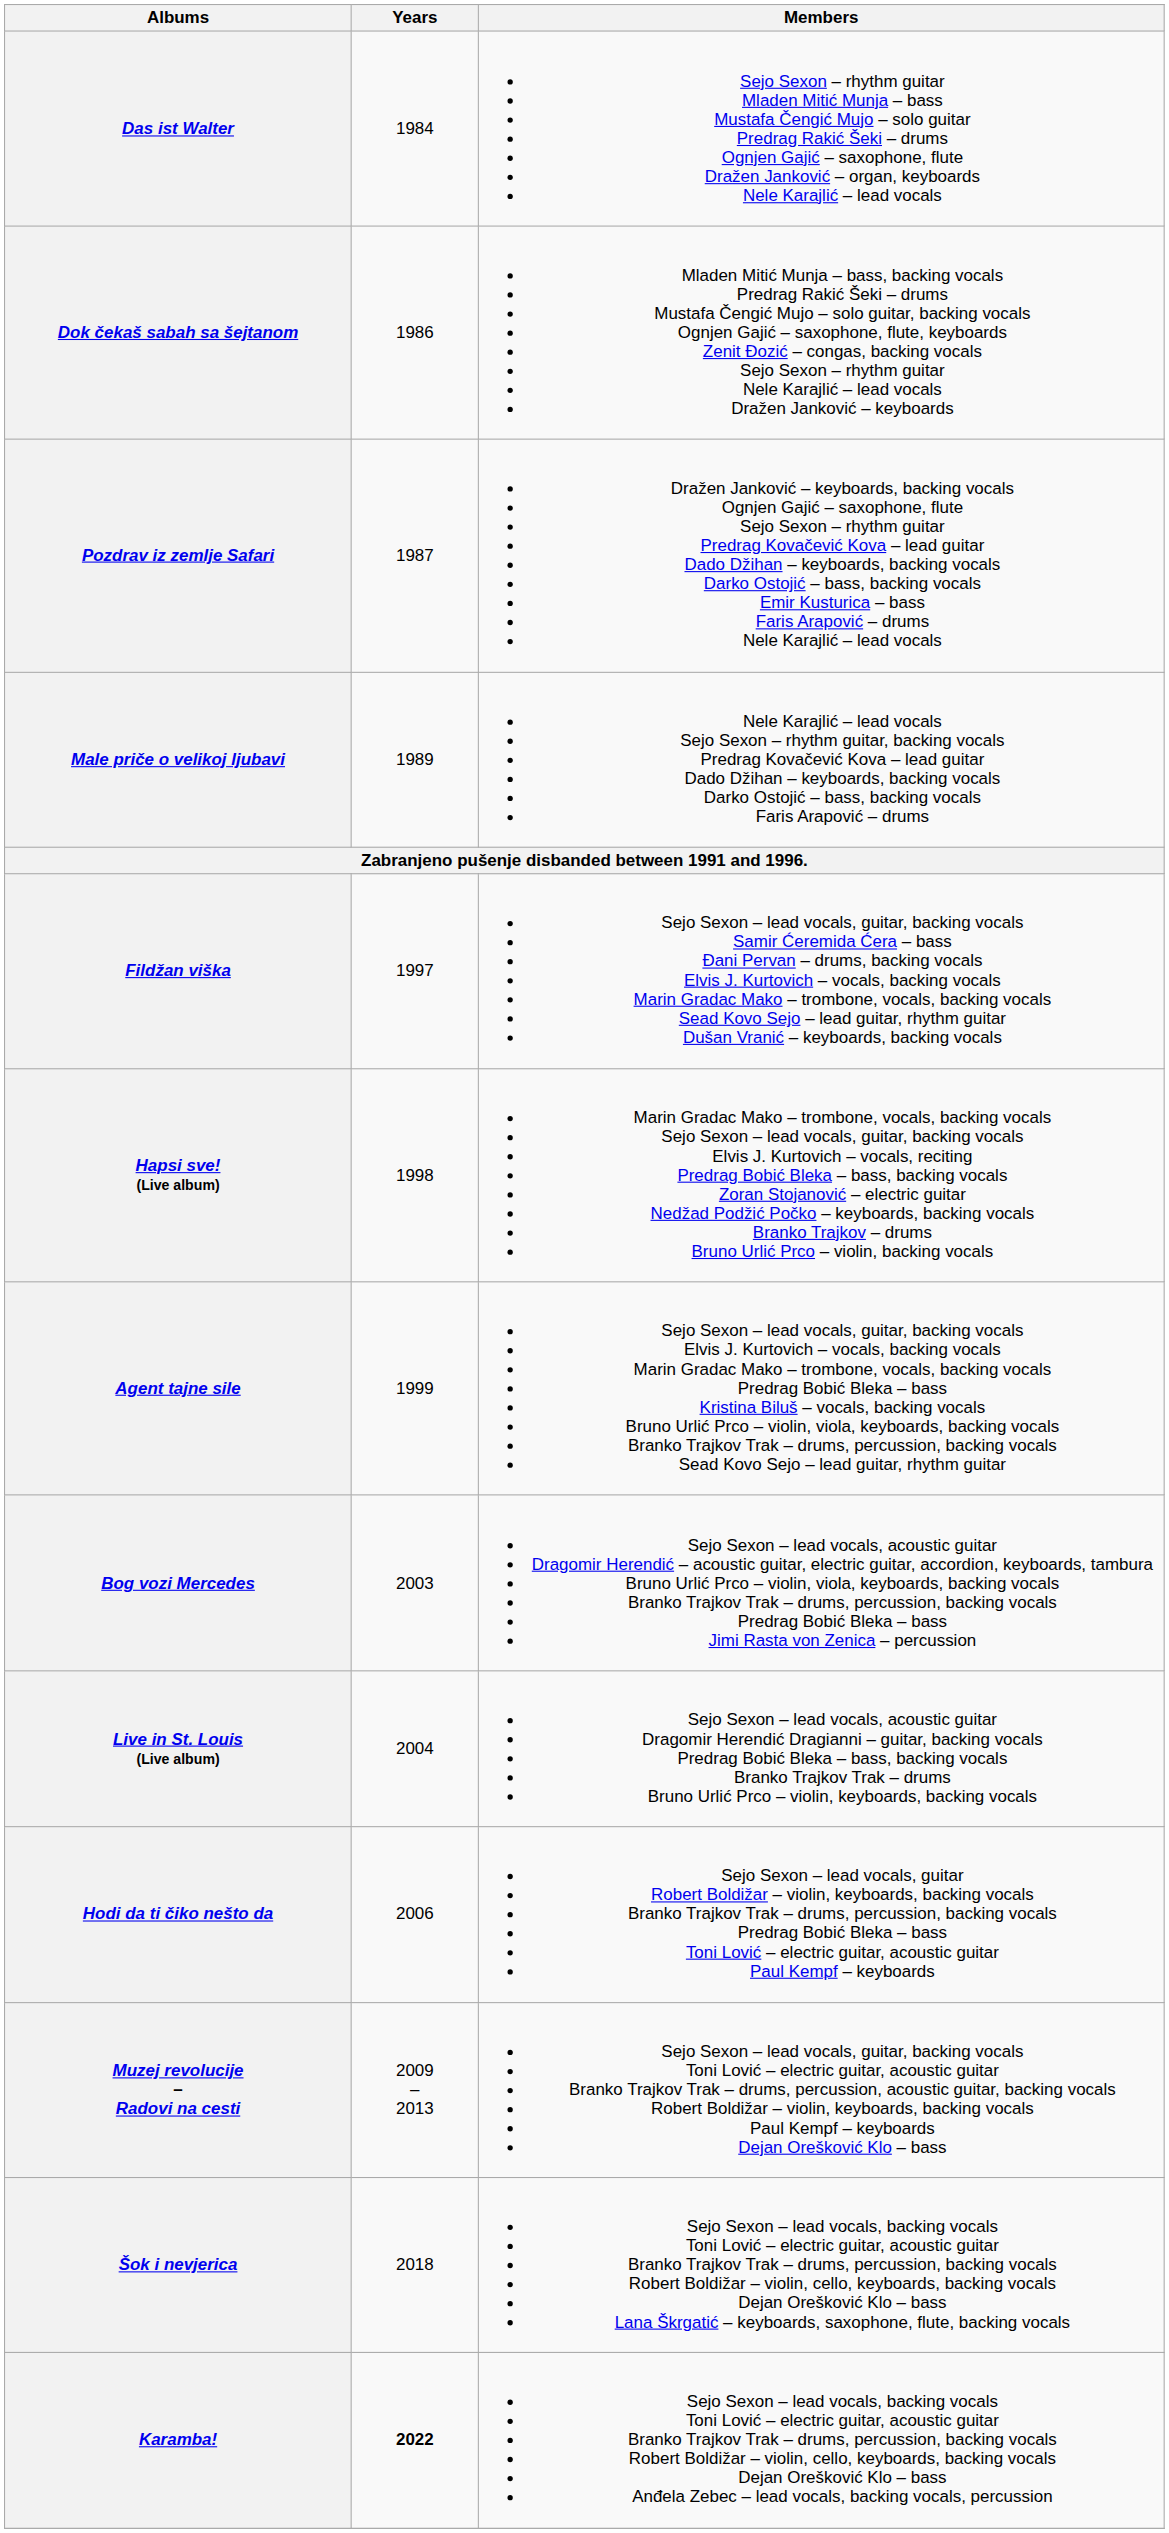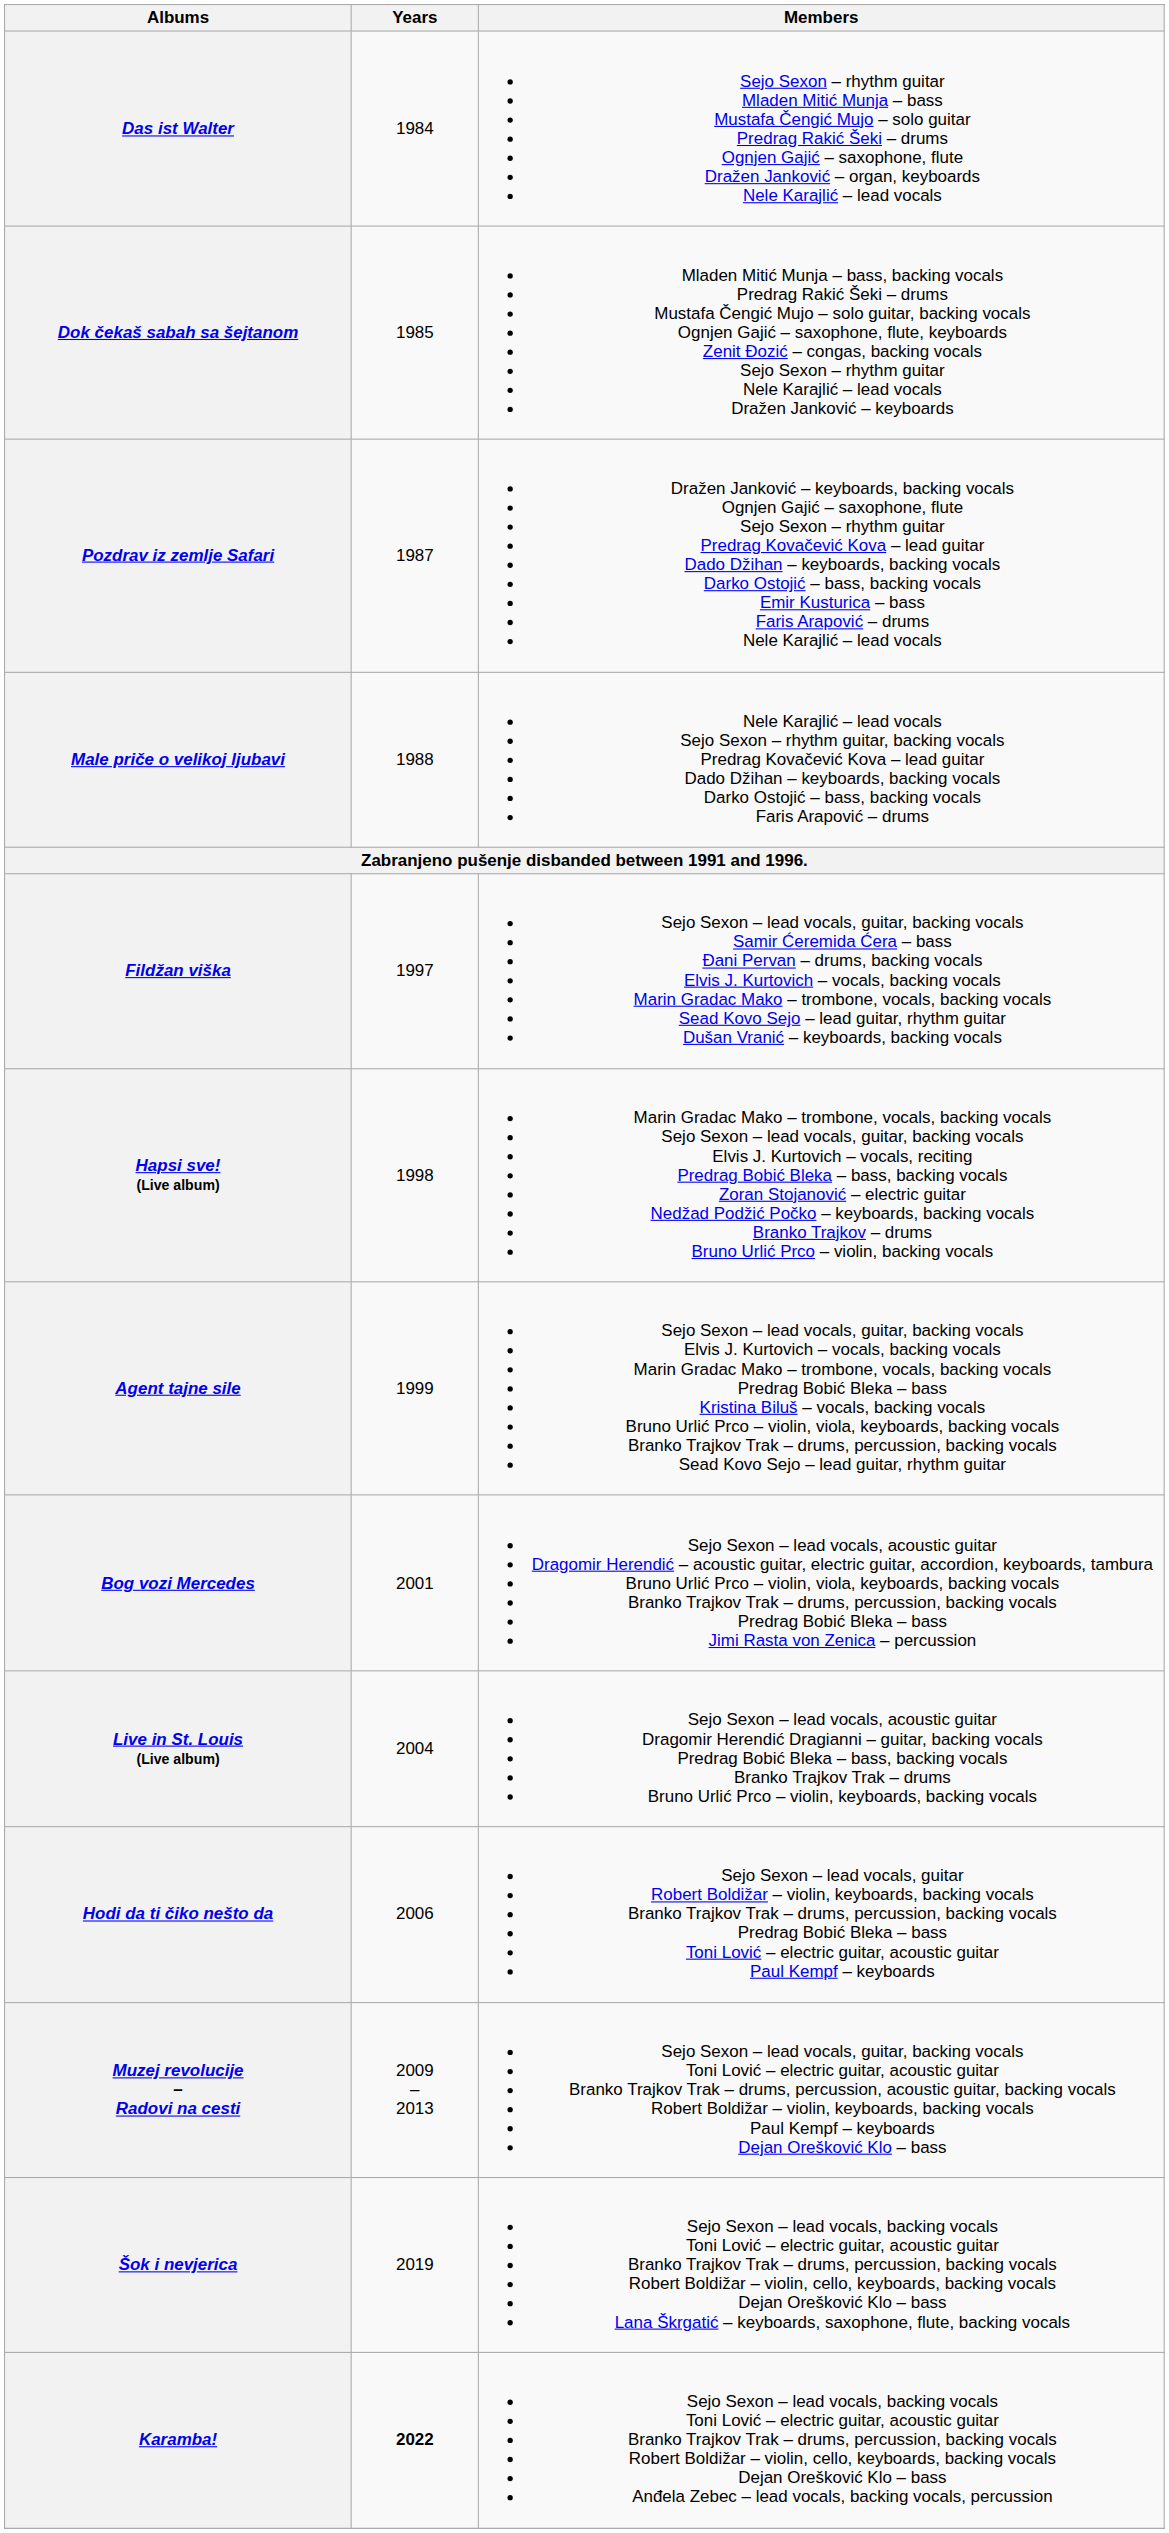(415, 332) 1986 -> (415, 332) 1985
(415, 759) 1989 -> (415, 759) 1988
(415, 1582) 2003 -> (415, 1582) 2001
(415, 2265) 2018 -> (415, 2265) 2019
